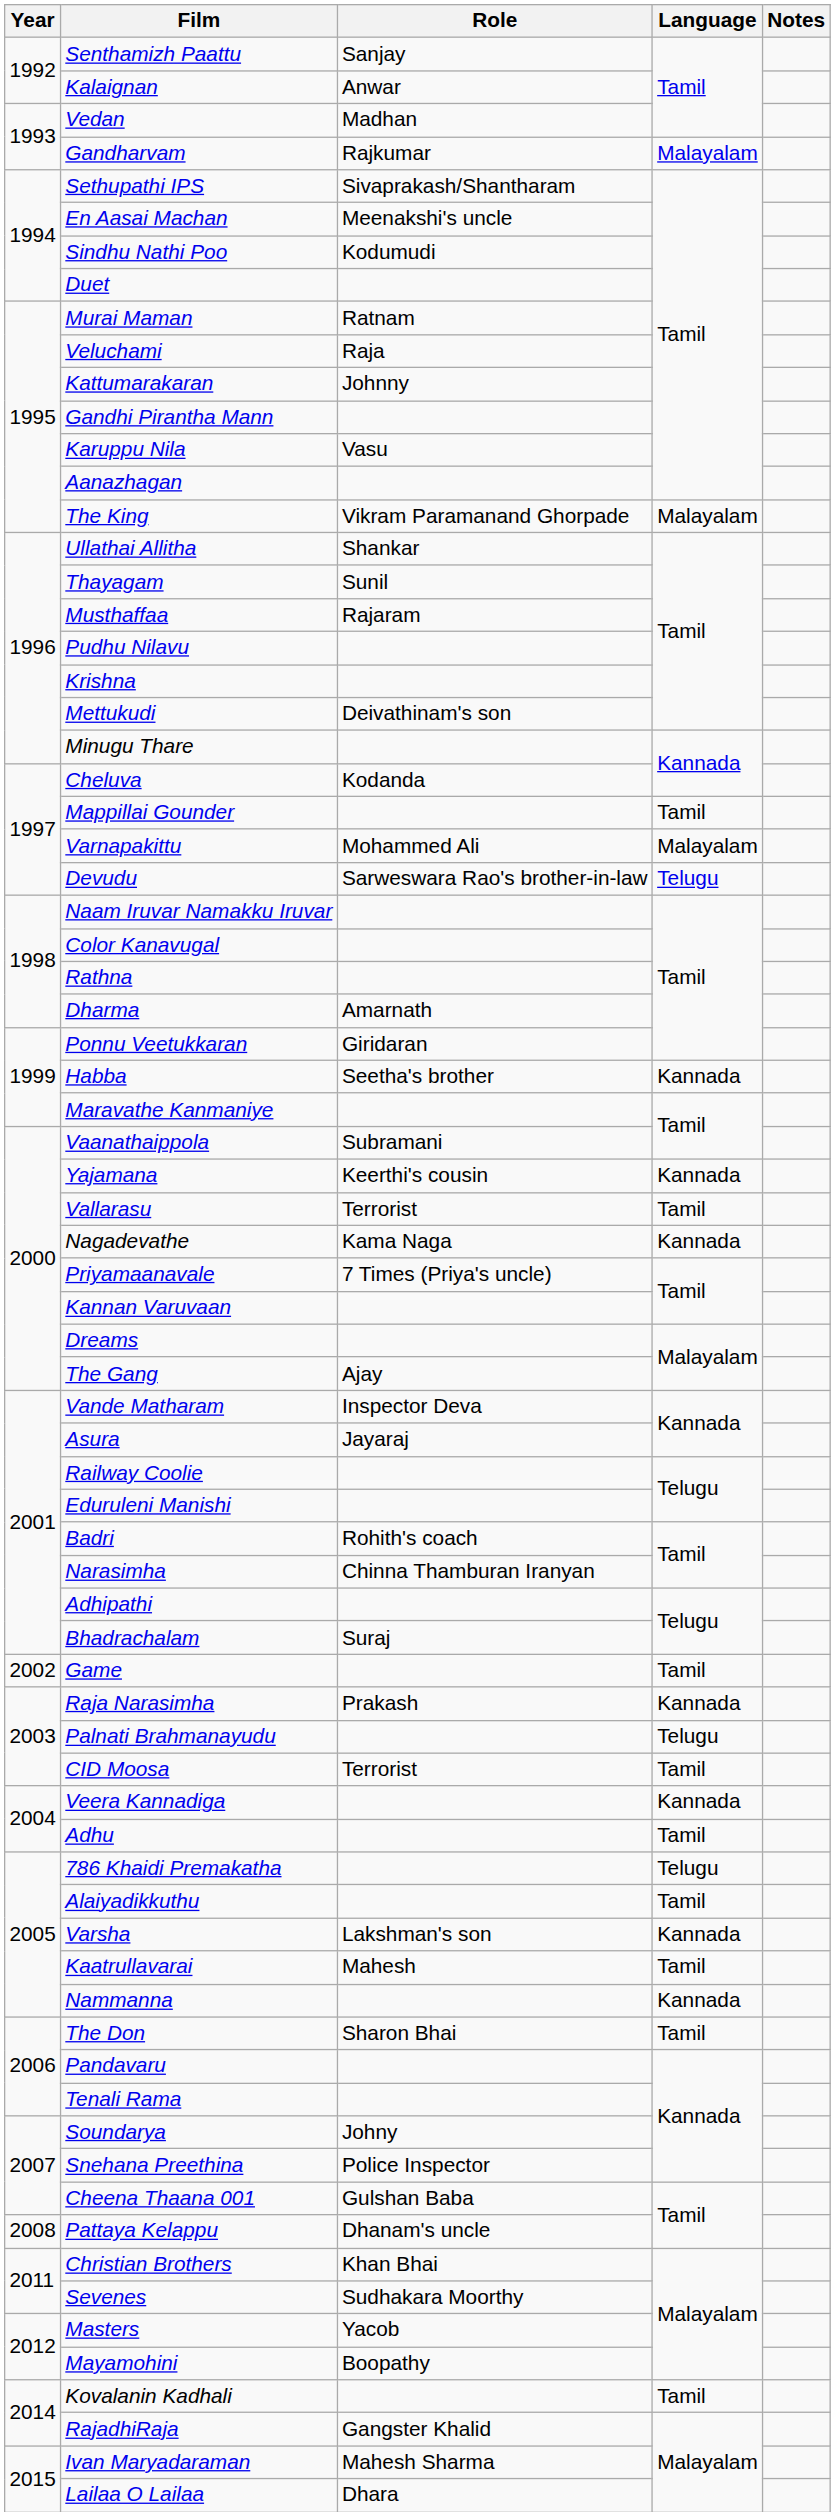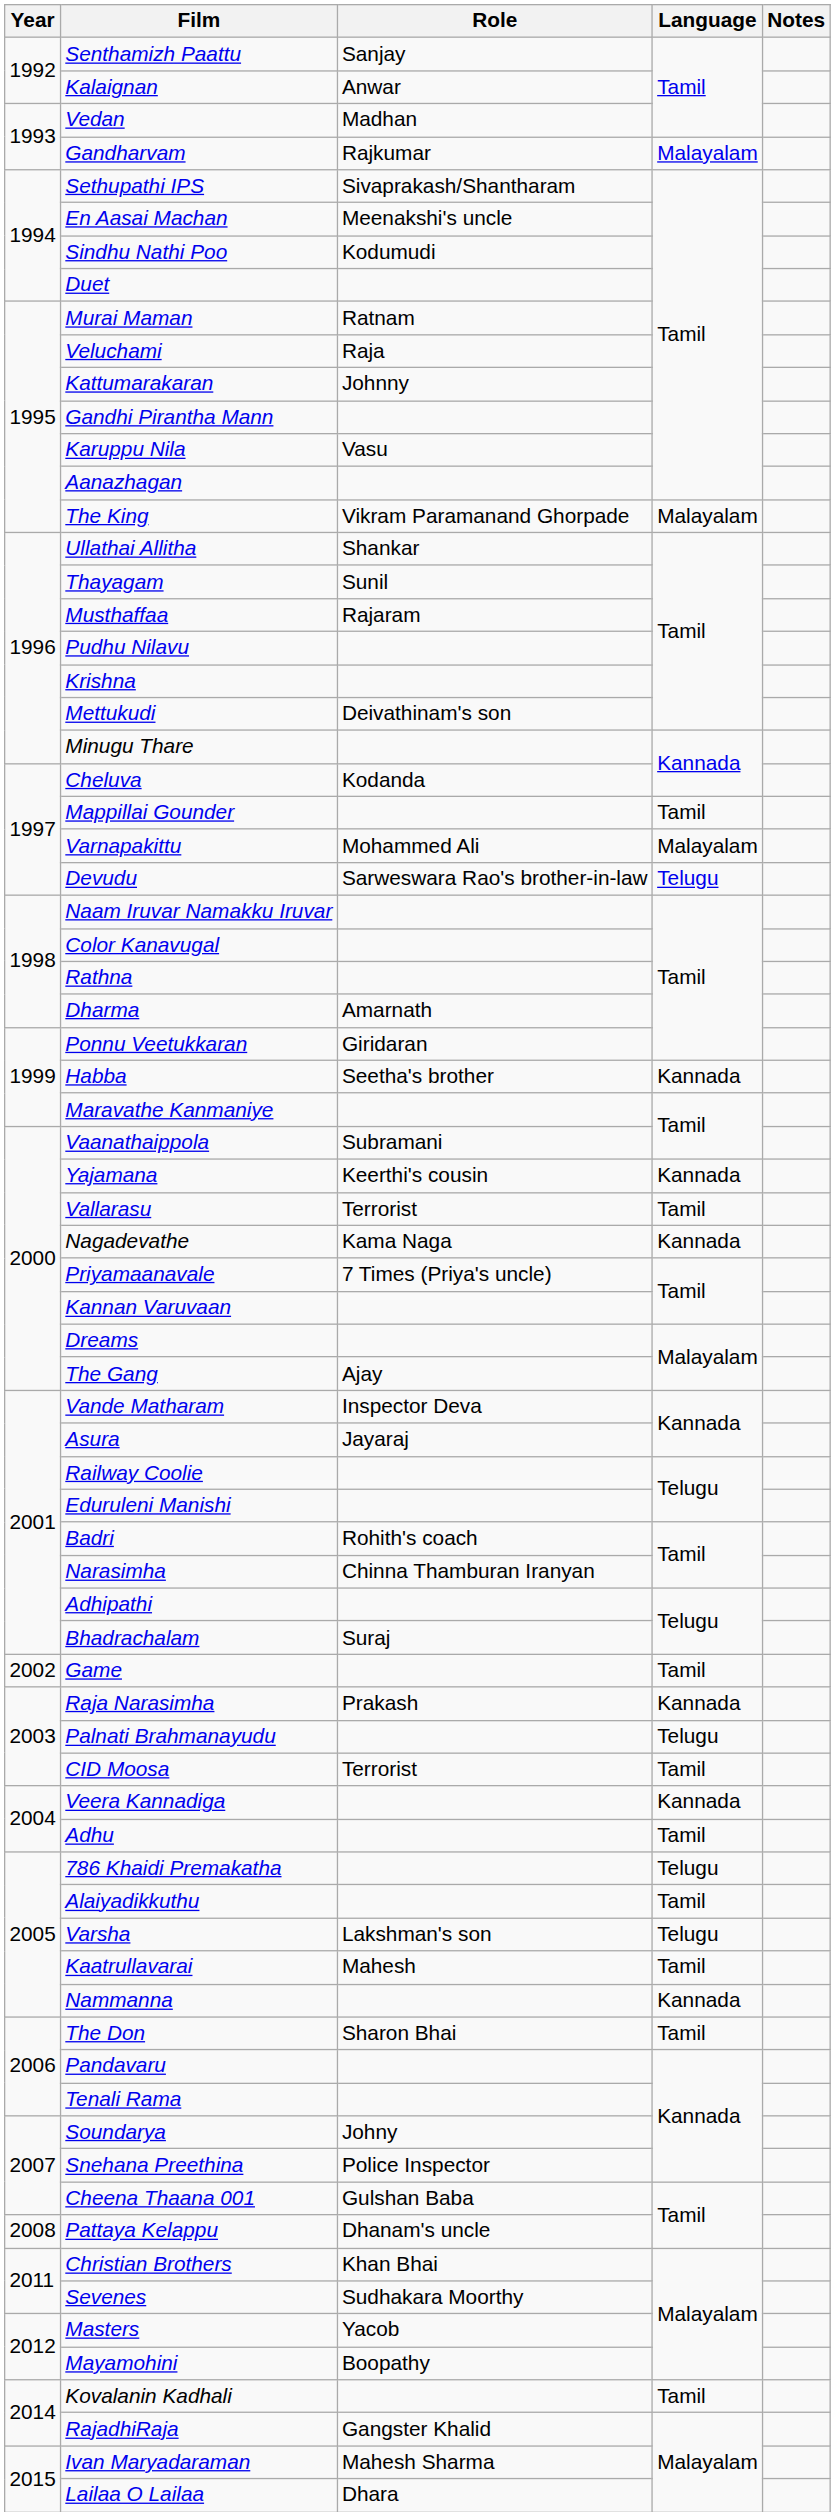(699, 1934) Kannada -> (688, 1934) Telugu
